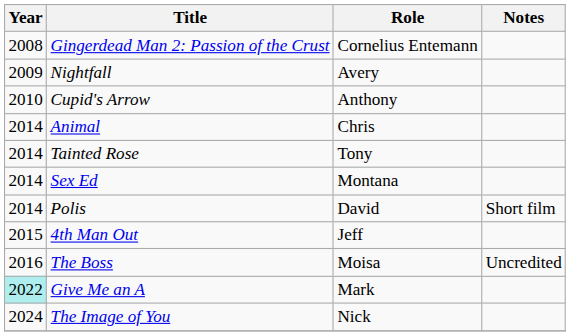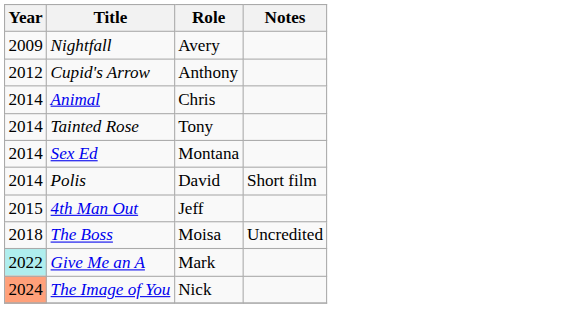- row: (190, 45)
(26, 99) 2010 -> (26, 72) 2012
(26, 262) 2016 -> (26, 235) 2018
(26, 316) no background -> (26, 289) lightsalmon background
